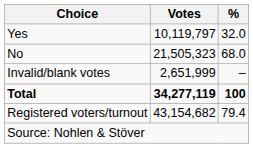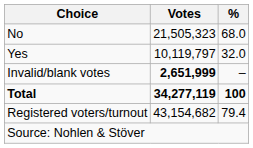rows swapped: (17, 34) <-> (15, 53)
(188, 73) normal -> (188, 73) bold
